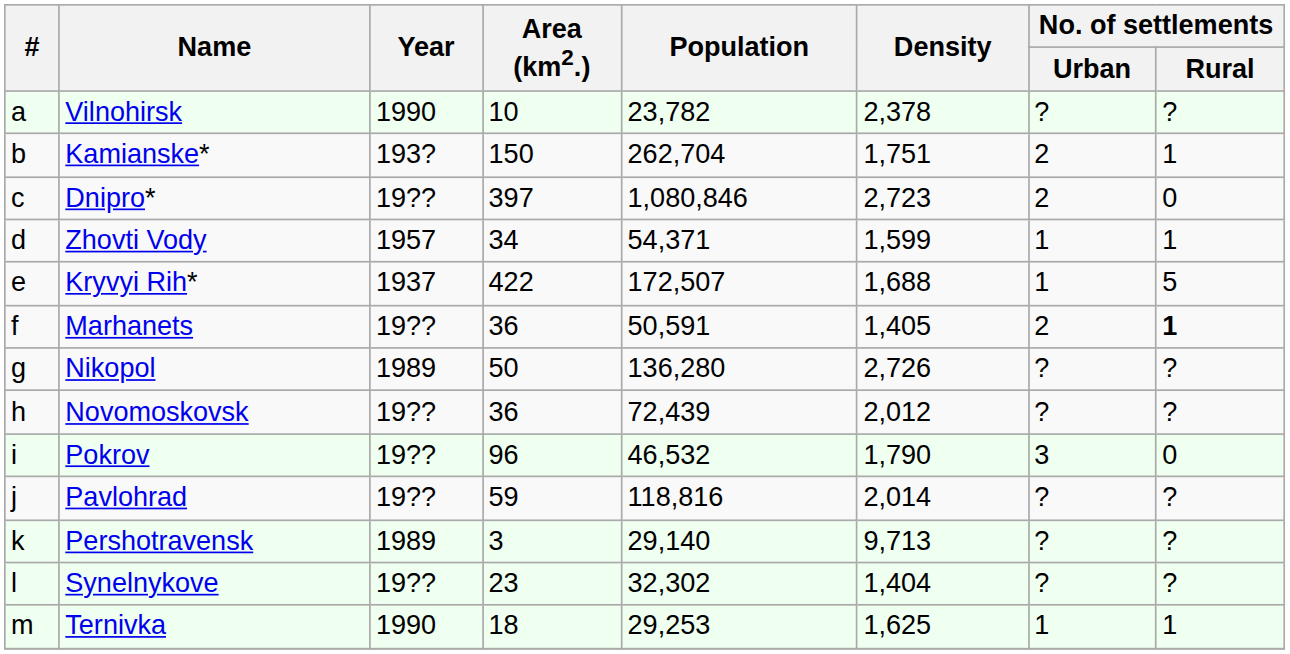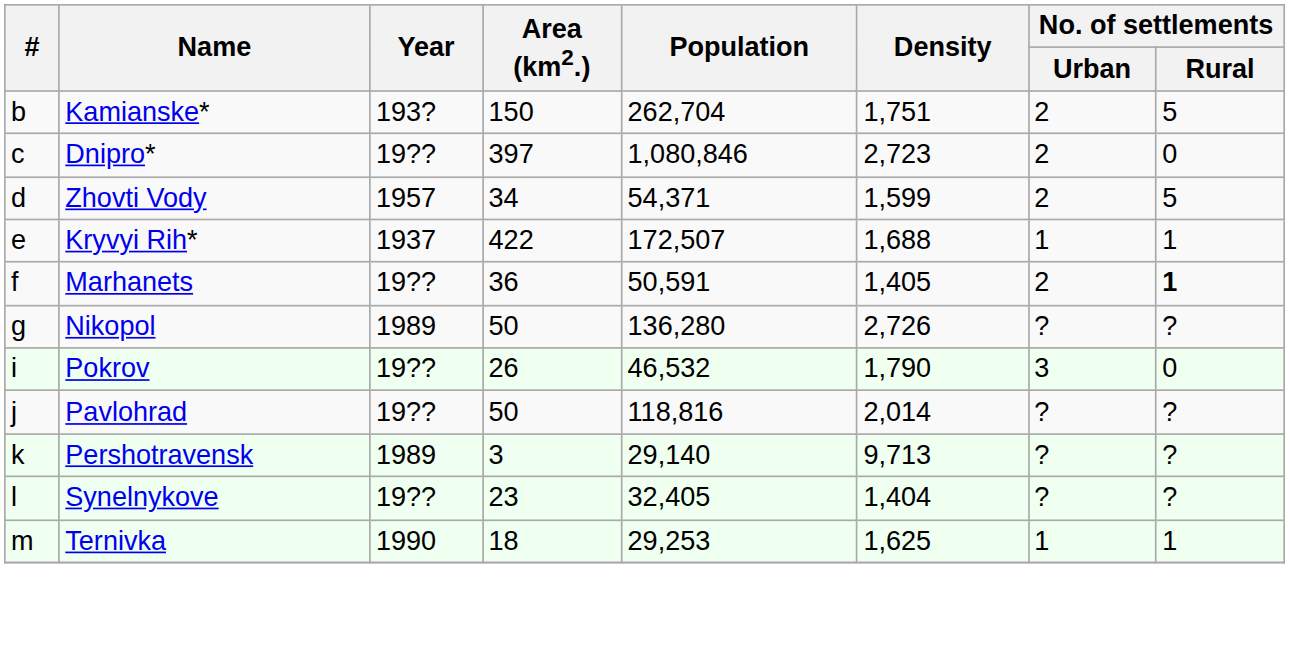- row: (124, 111)
(1170, 154) 1 -> (1170, 111) 5
(1042, 240) 1 -> (1042, 197) 2
(1170, 240) 1 -> (1170, 197) 5
(1170, 283) 5 -> (1170, 240) 1
- row: (157, 411)
(504, 454) 96 -> (504, 369) 26
(504, 497) 59 -> (504, 411) 50
(669, 583) 32,302 -> (669, 497) 32,405
